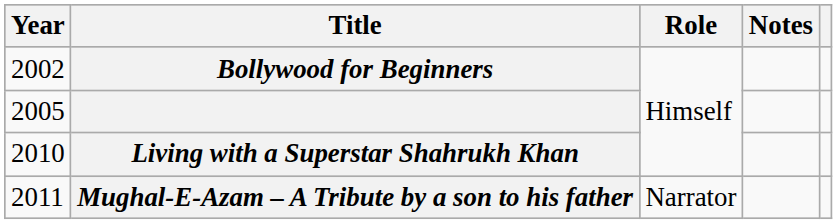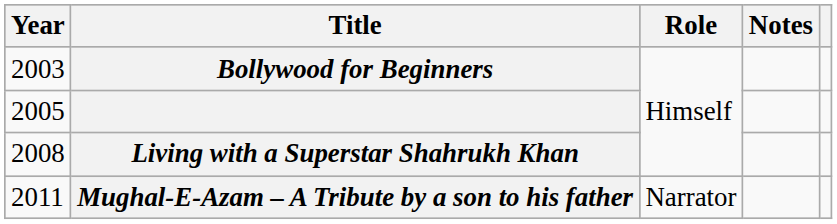(38, 68) 2002 -> (38, 68) 2003
(38, 153) 2010 -> (38, 153) 2008
